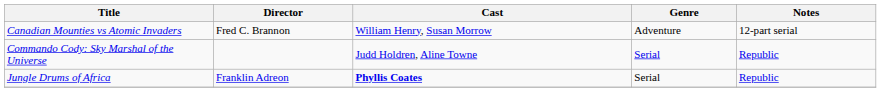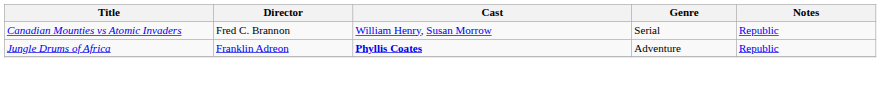(658, 30) Adventure -> (647, 30) Serial
(768, 30) 12-part serial -> (759, 30) Republic
- row: (90, 54)
(647, 78) Serial -> (658, 48) Adventure
